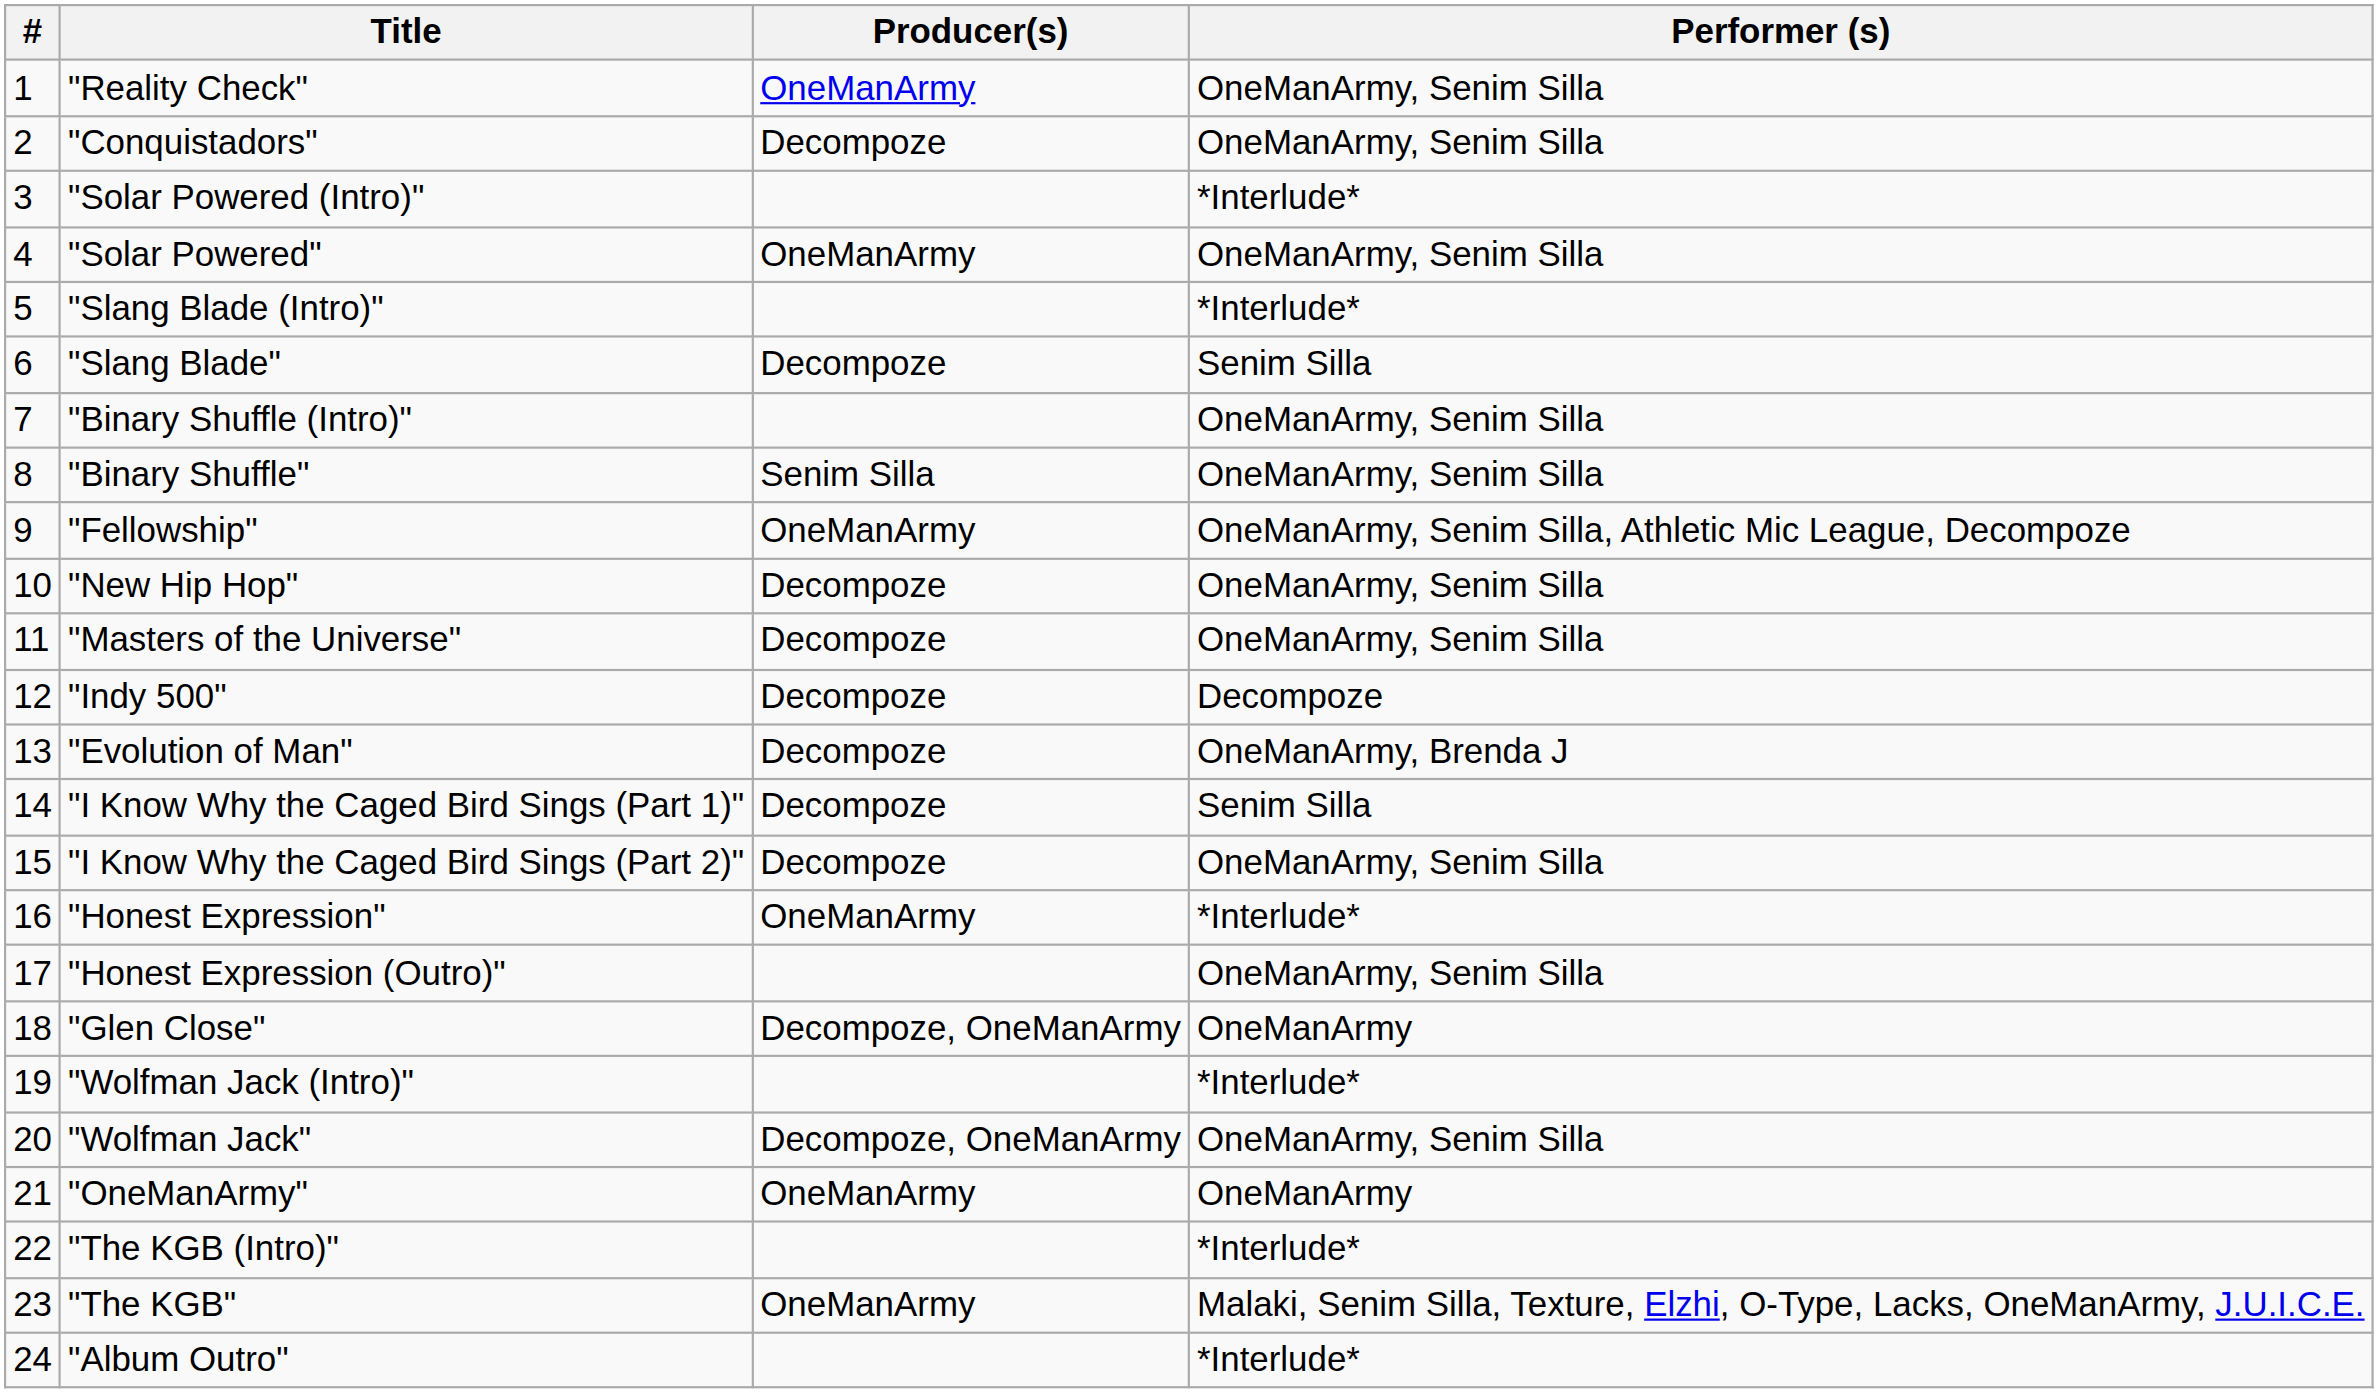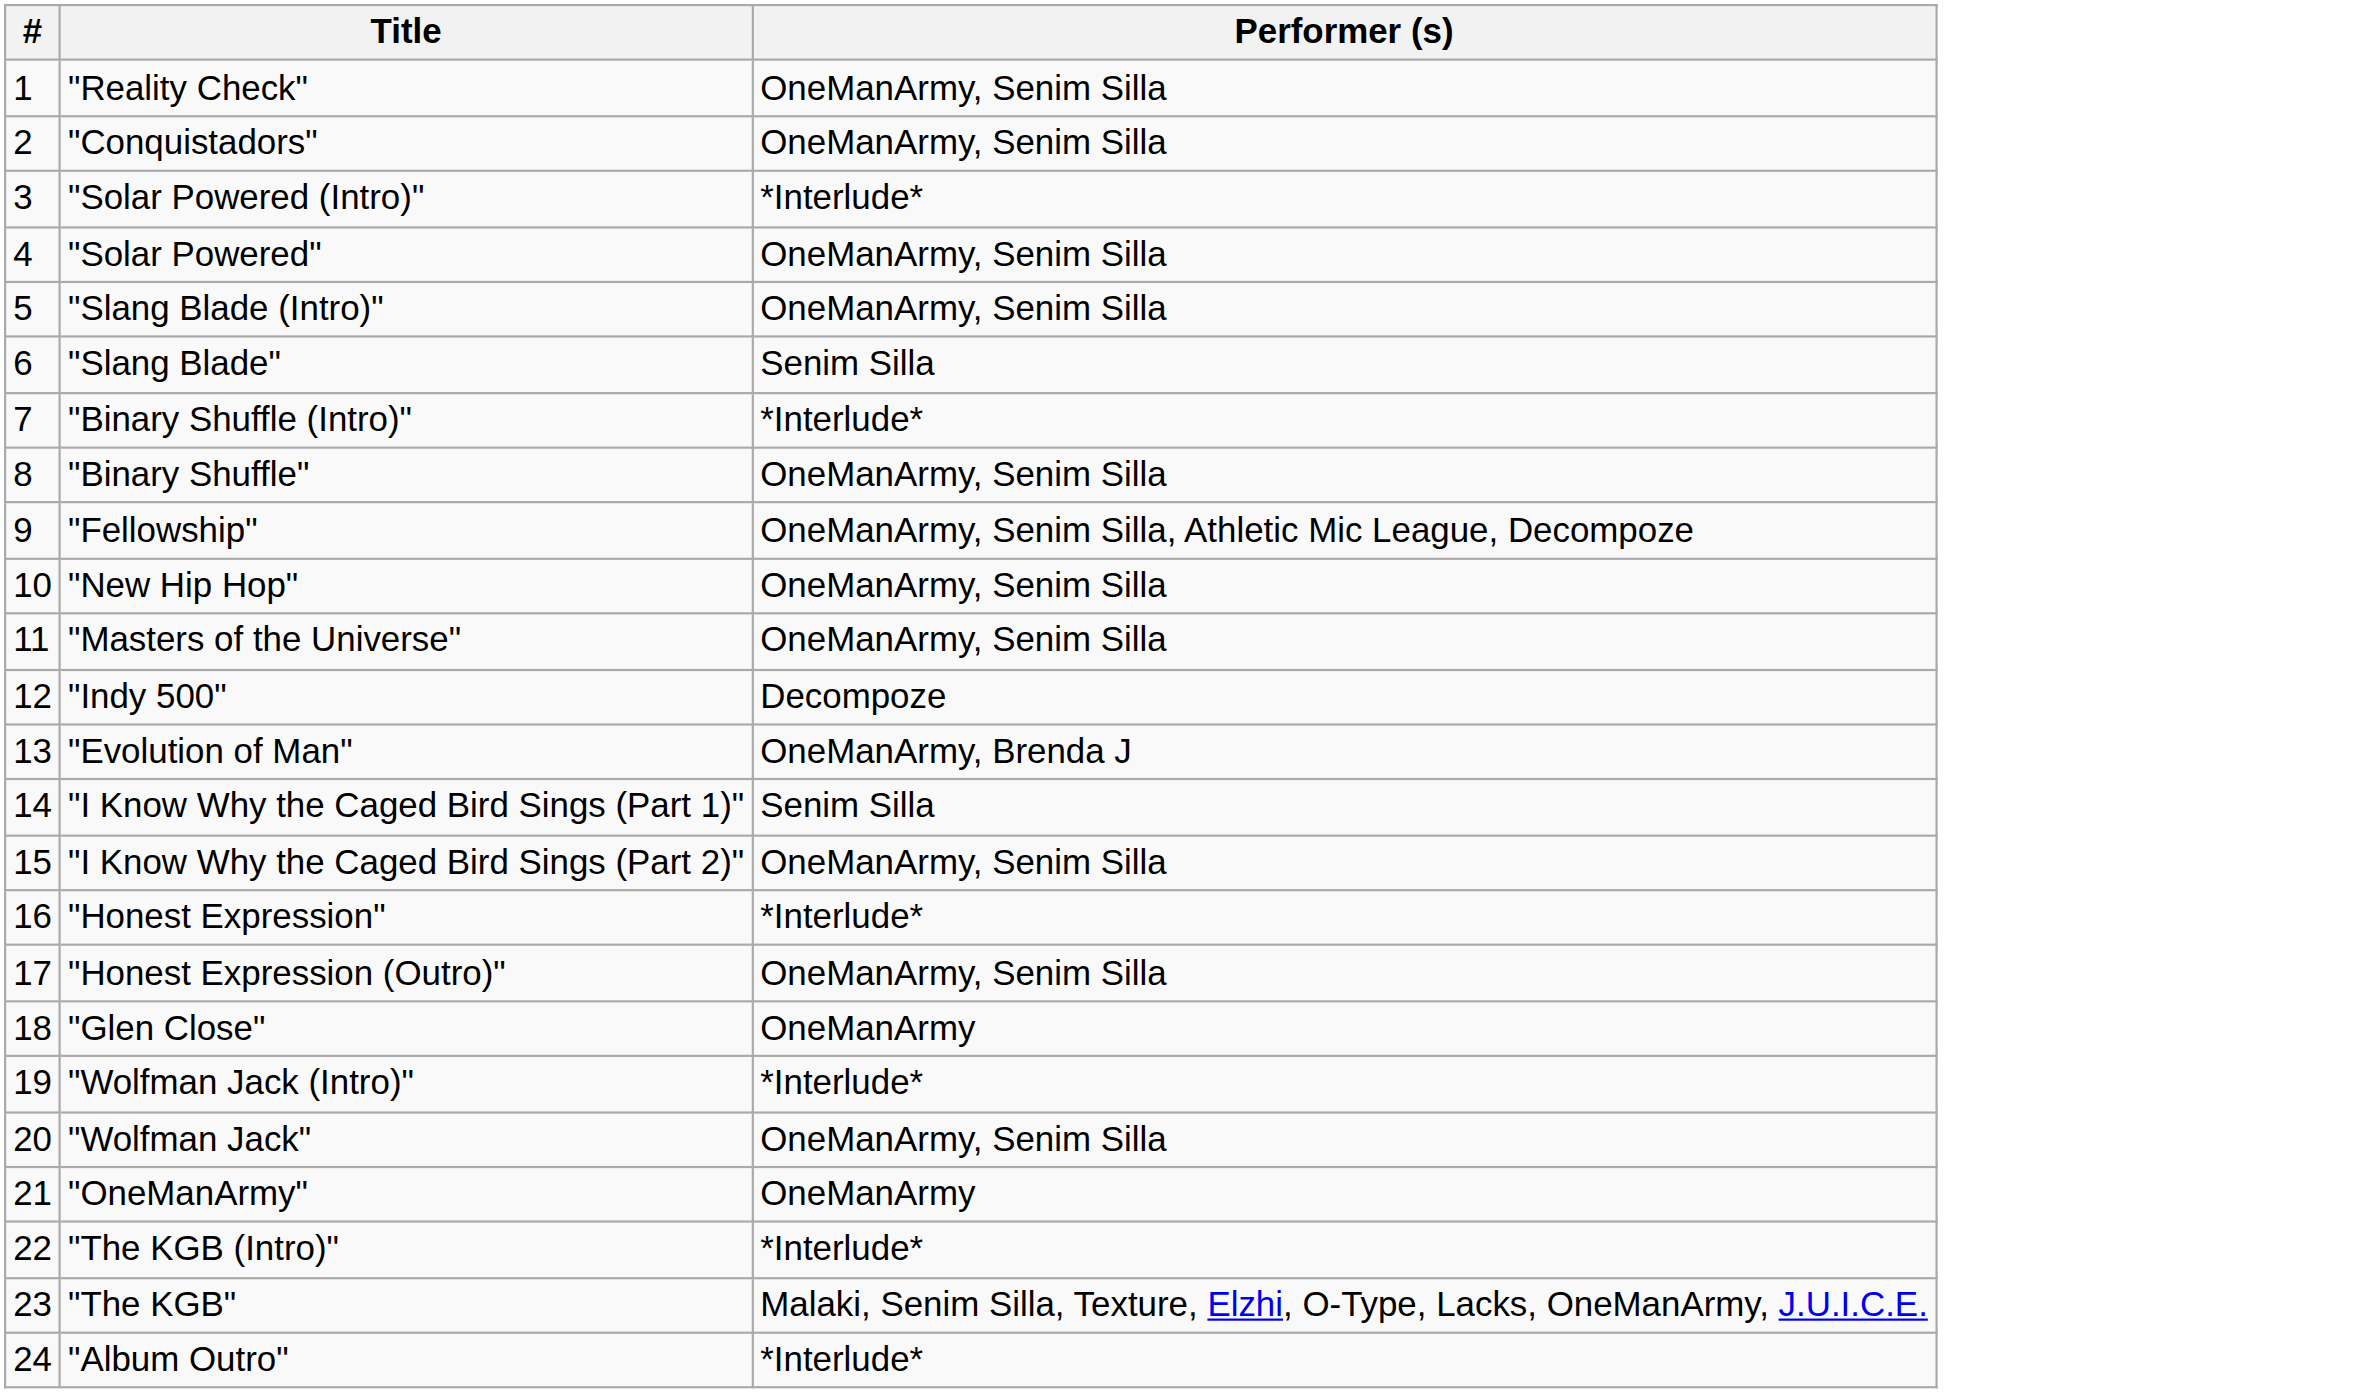- column: (971, 32)
(1278, 308) *Interlude* -> (963, 308) OneManArmy, Senim Silla
(1400, 419) OneManArmy, Senim Silla -> (842, 419) *Interlude*
